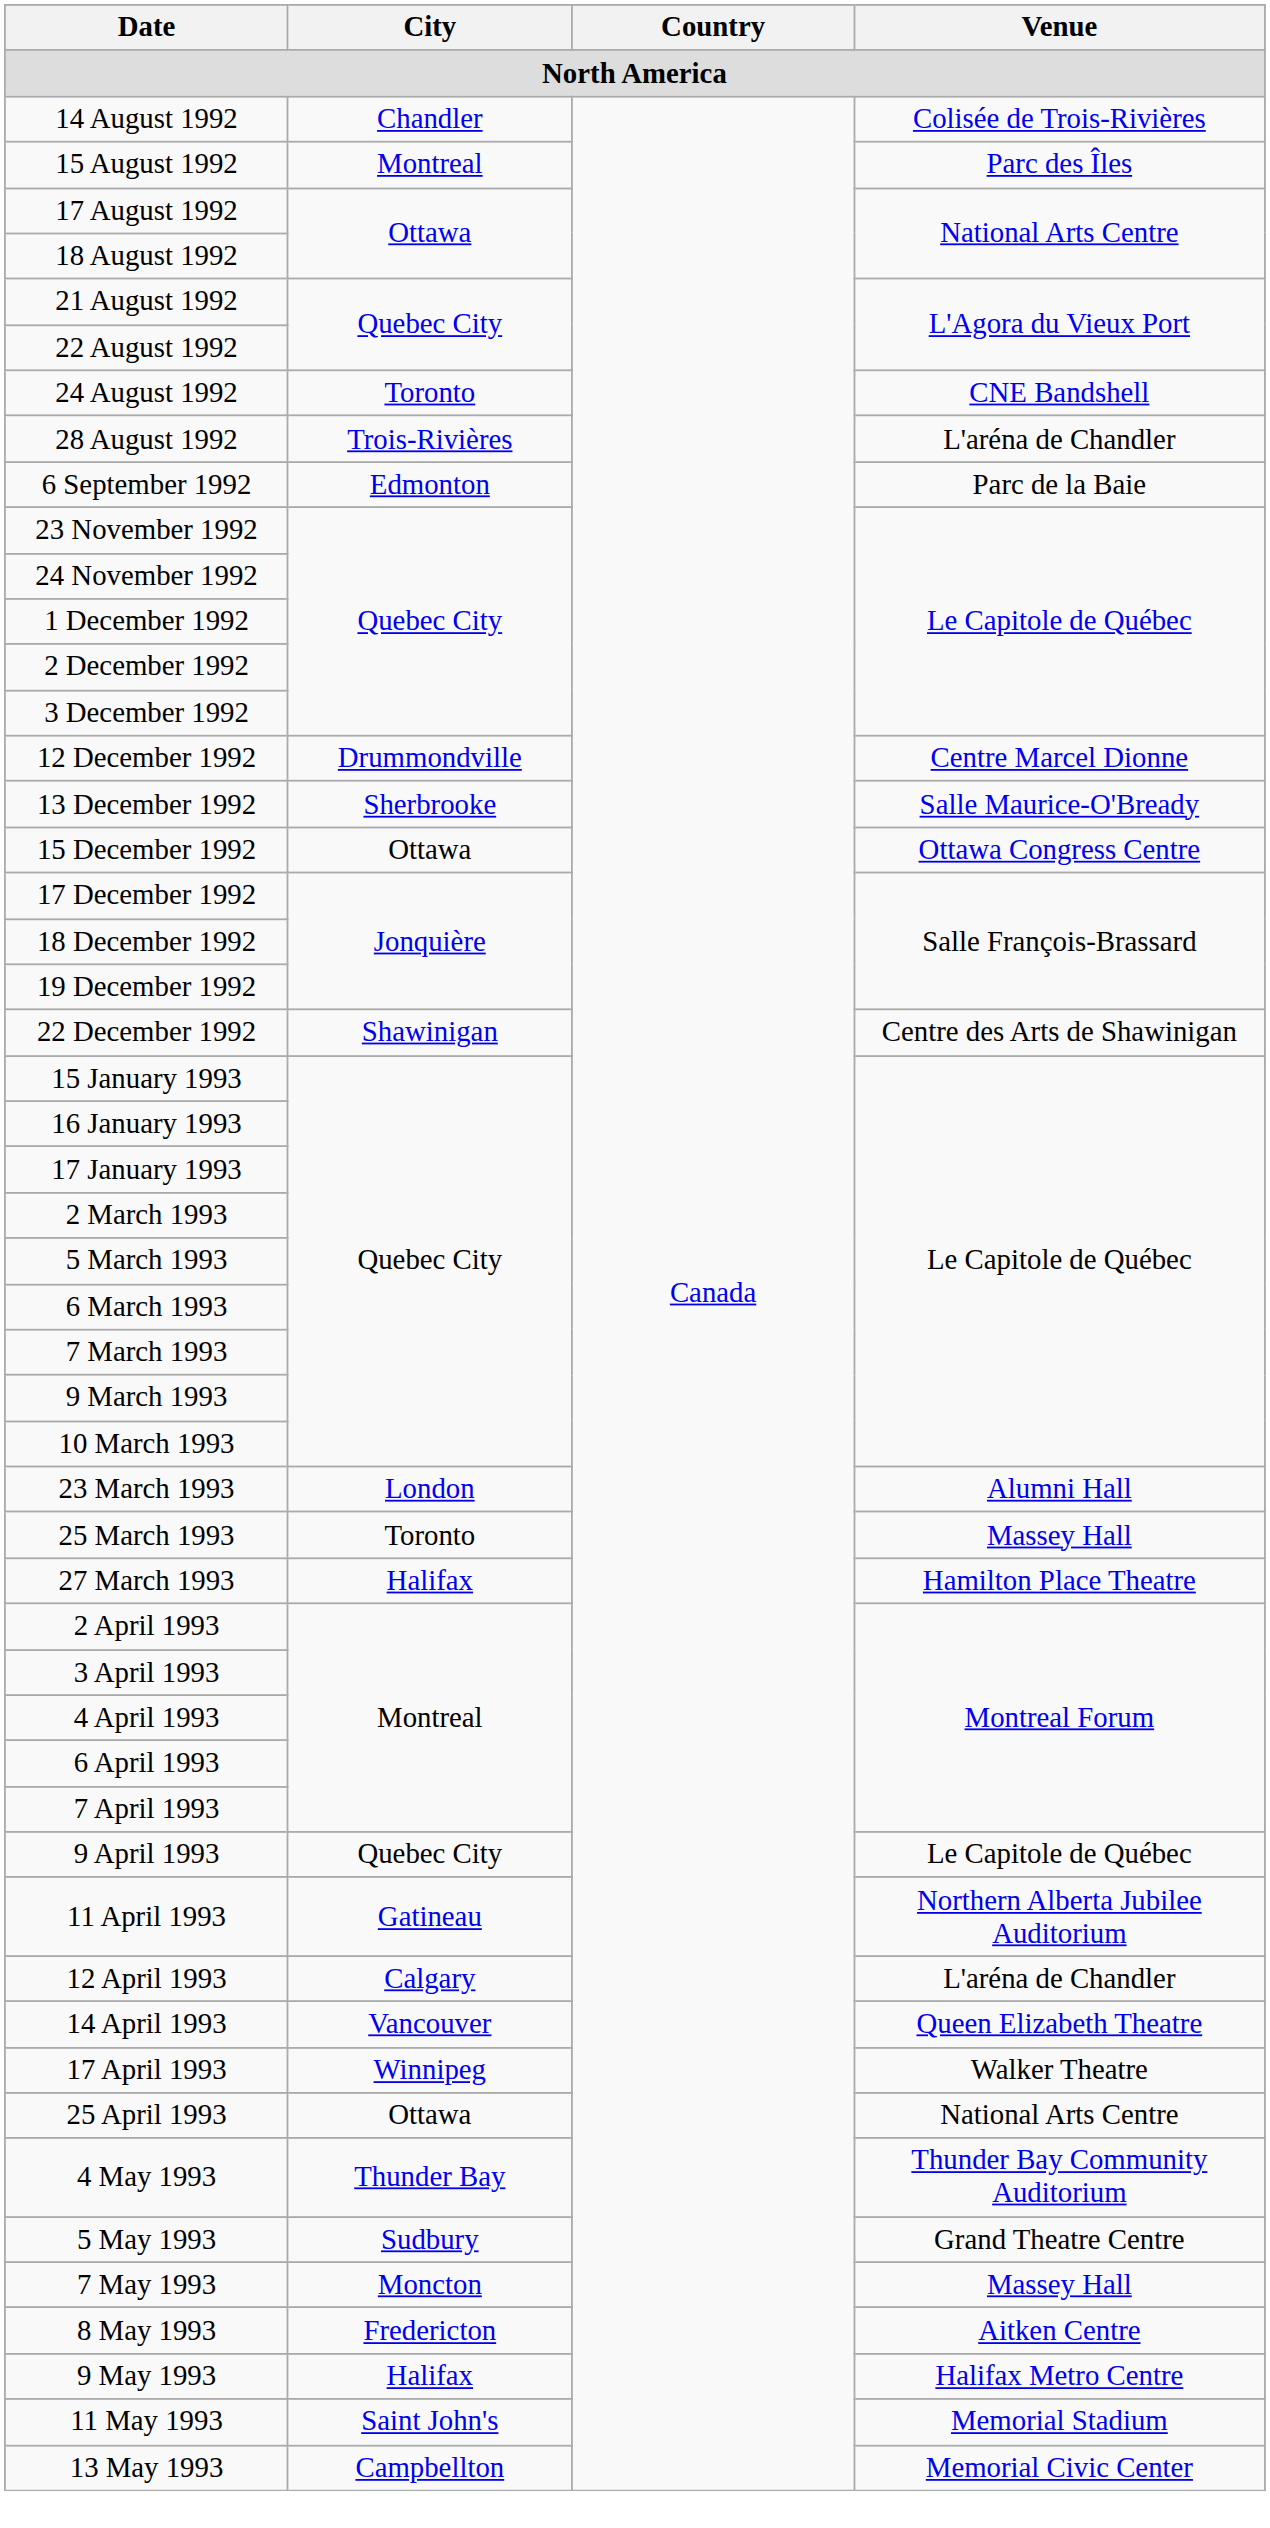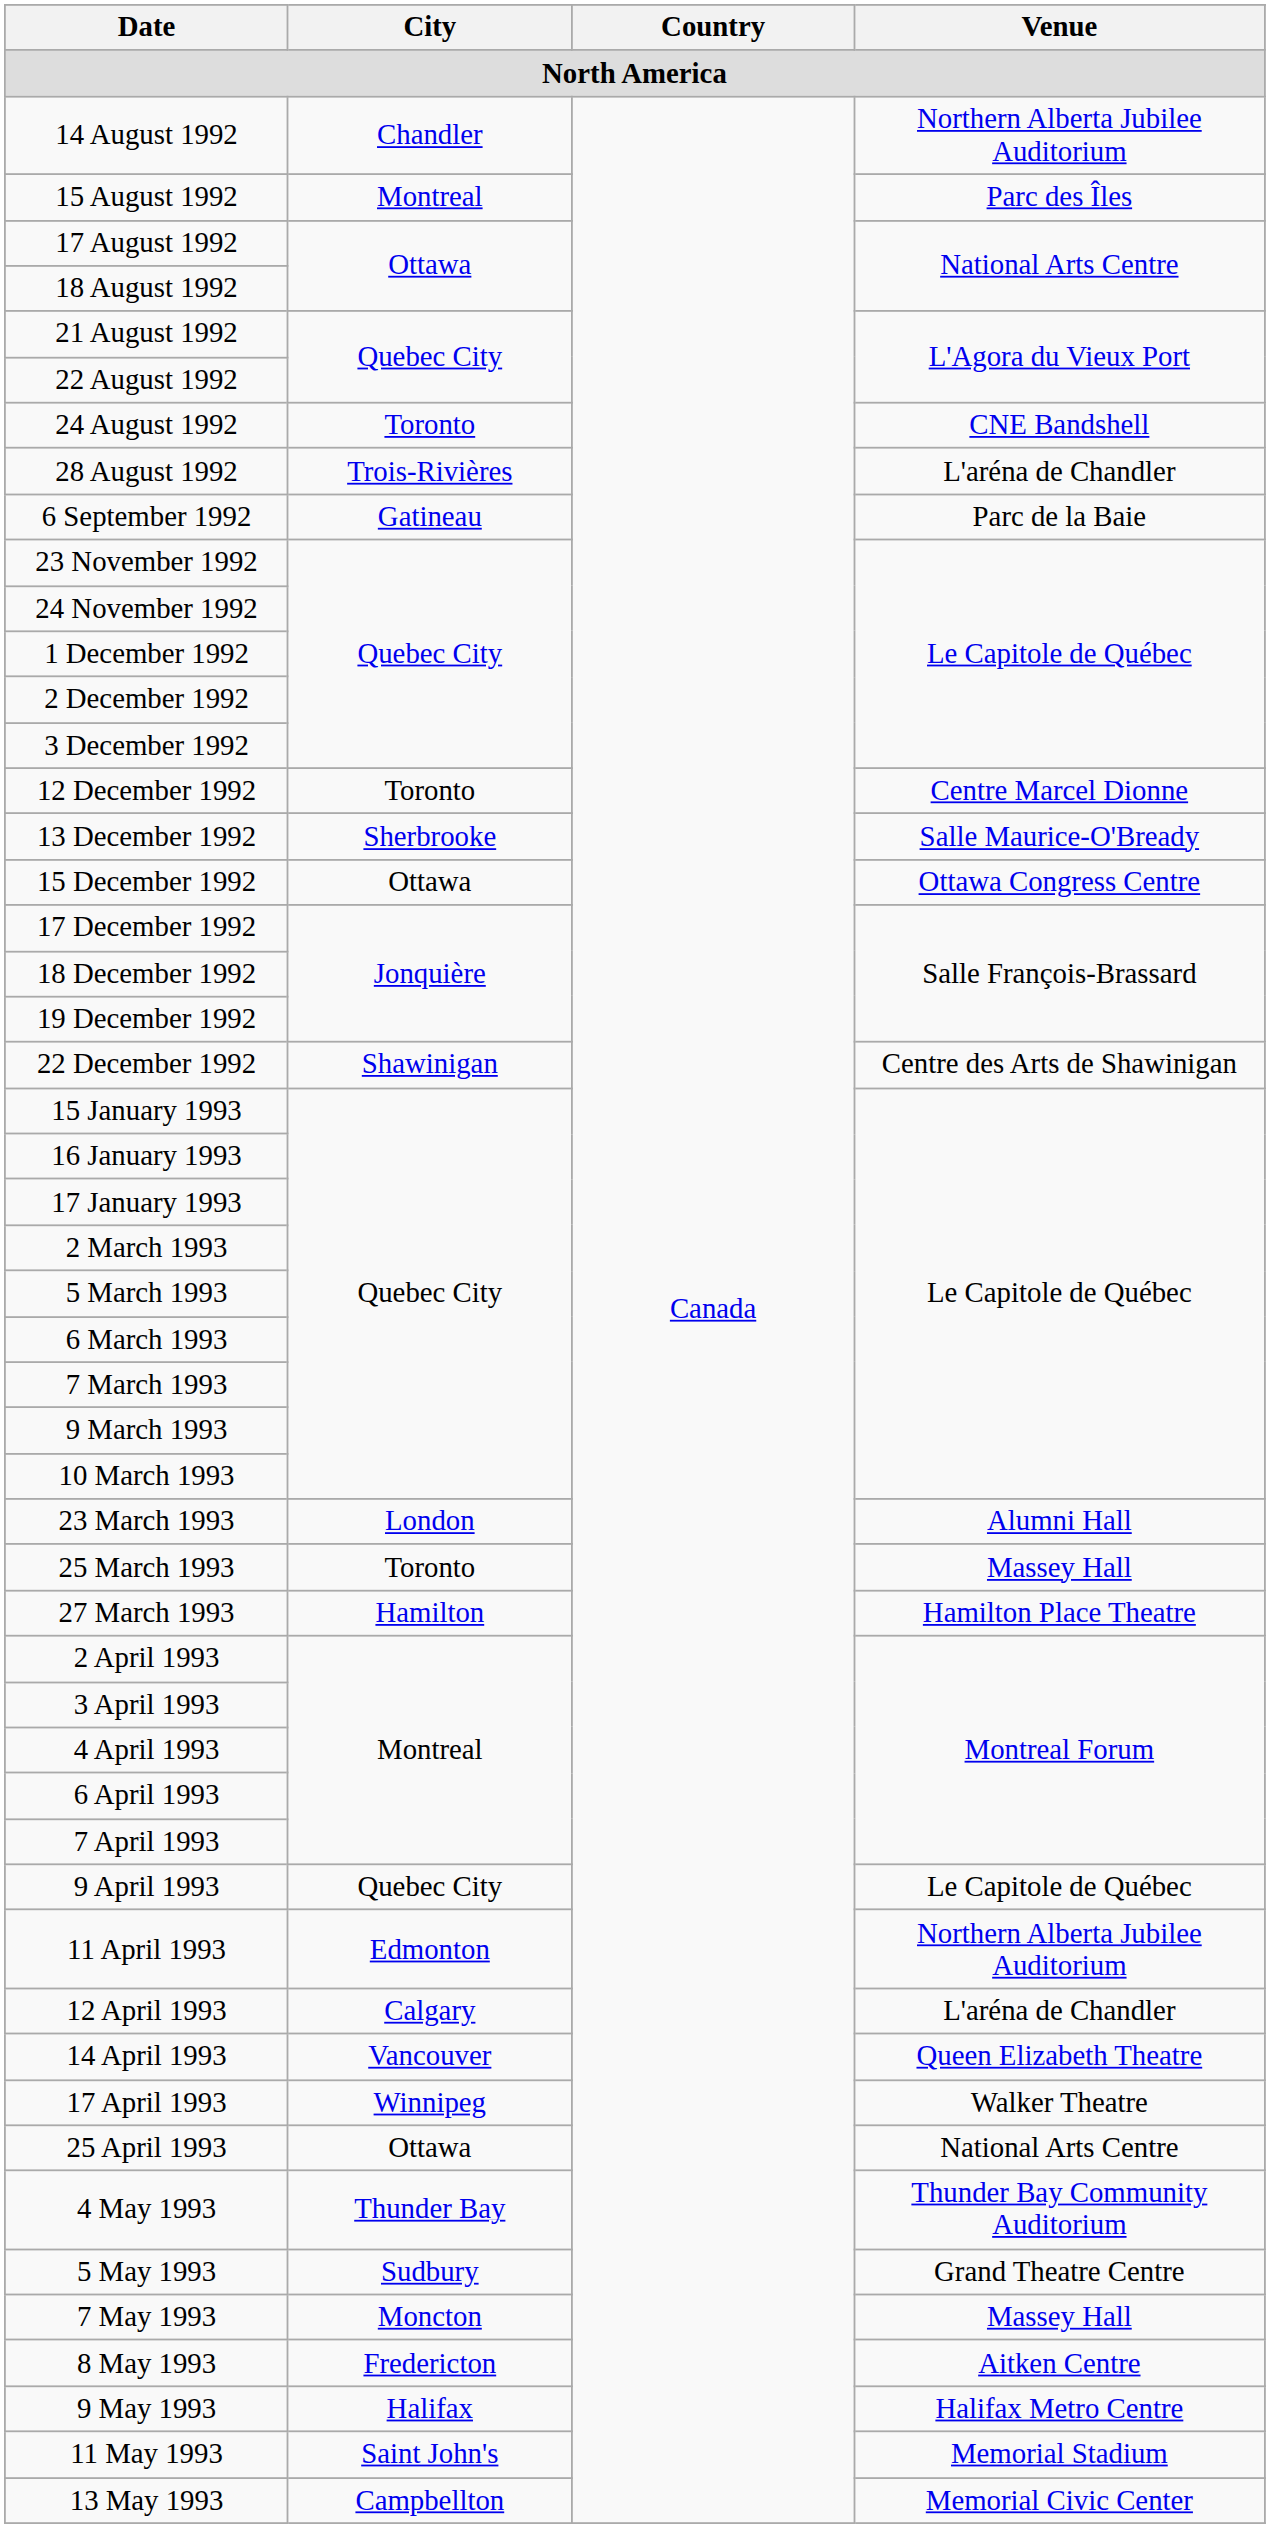(1059, 118) Colisée de Trois-Rivières -> (1059, 134) Northern Alberta Jubilee Auditorium
(430, 484) Edmonton -> (430, 516) Gatineau
(430, 758) Drummondville -> (430, 790) Toronto
(430, 1580) Halifax -> (430, 1612) Hamilton
(430, 1916) Gatineau -> (430, 1948) Edmonton
